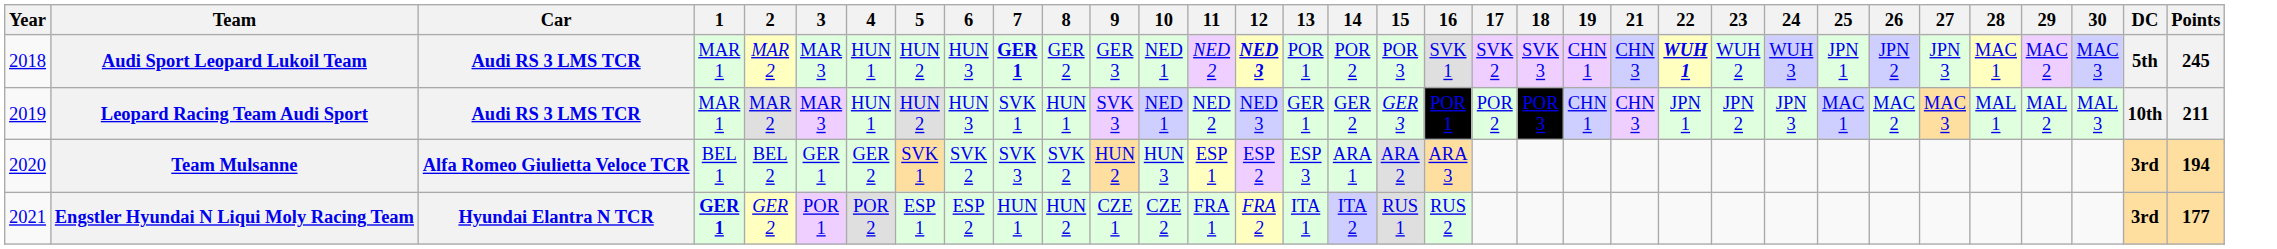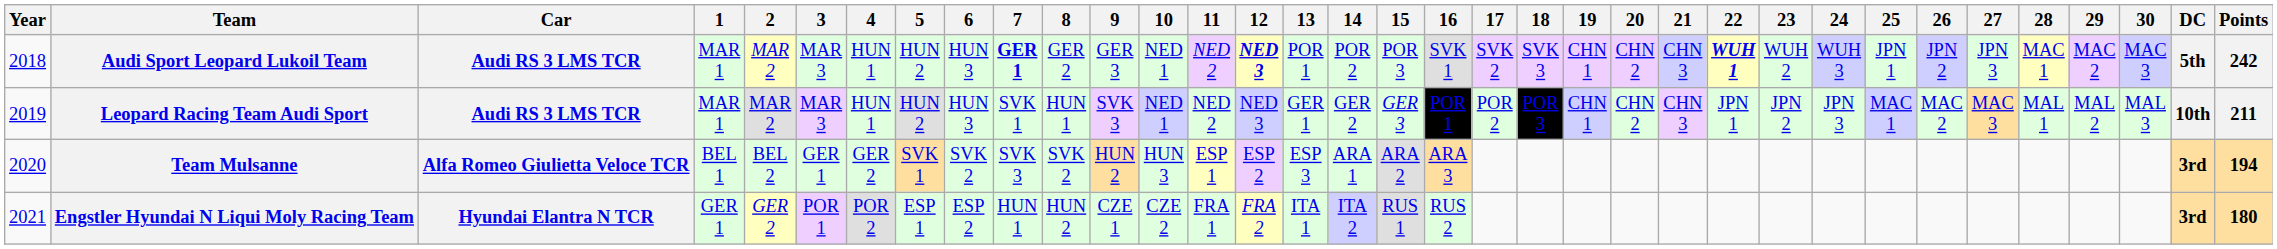+ column: (1635, 19)
(2196, 60) 245 -> (2244, 60) 242
(719, 217) bold -> (719, 217) normal
(2196, 217) 177 -> (2244, 217) 180
